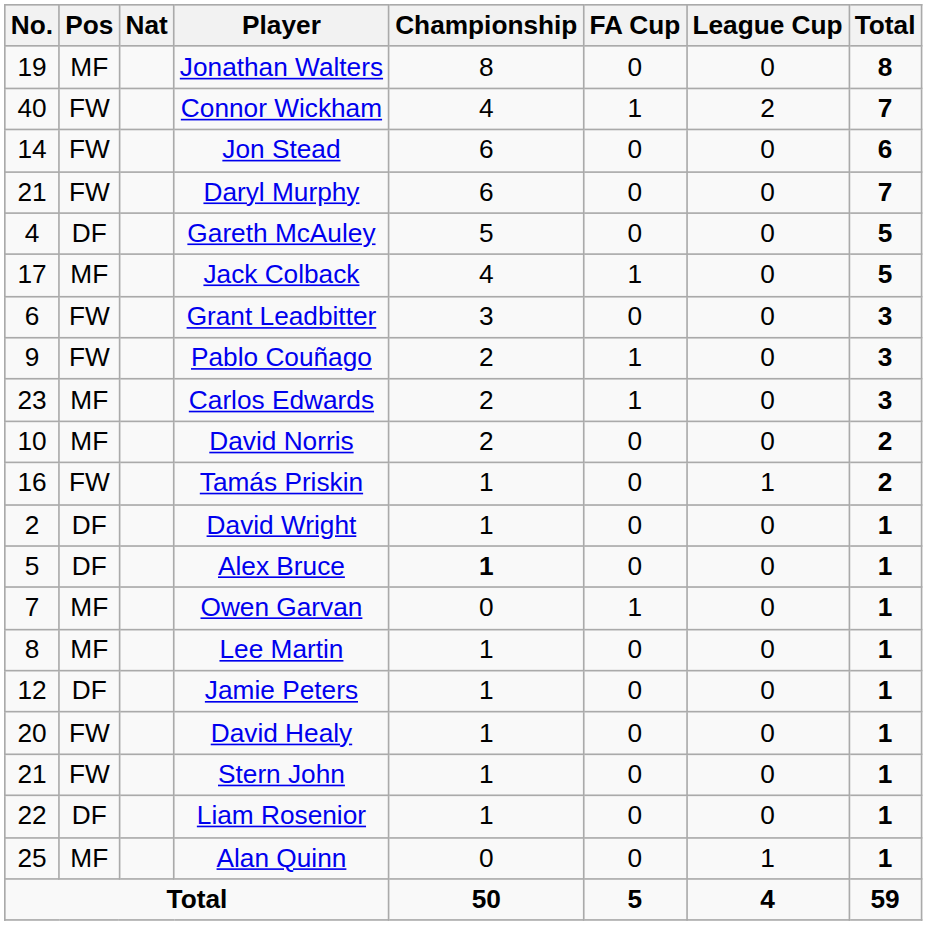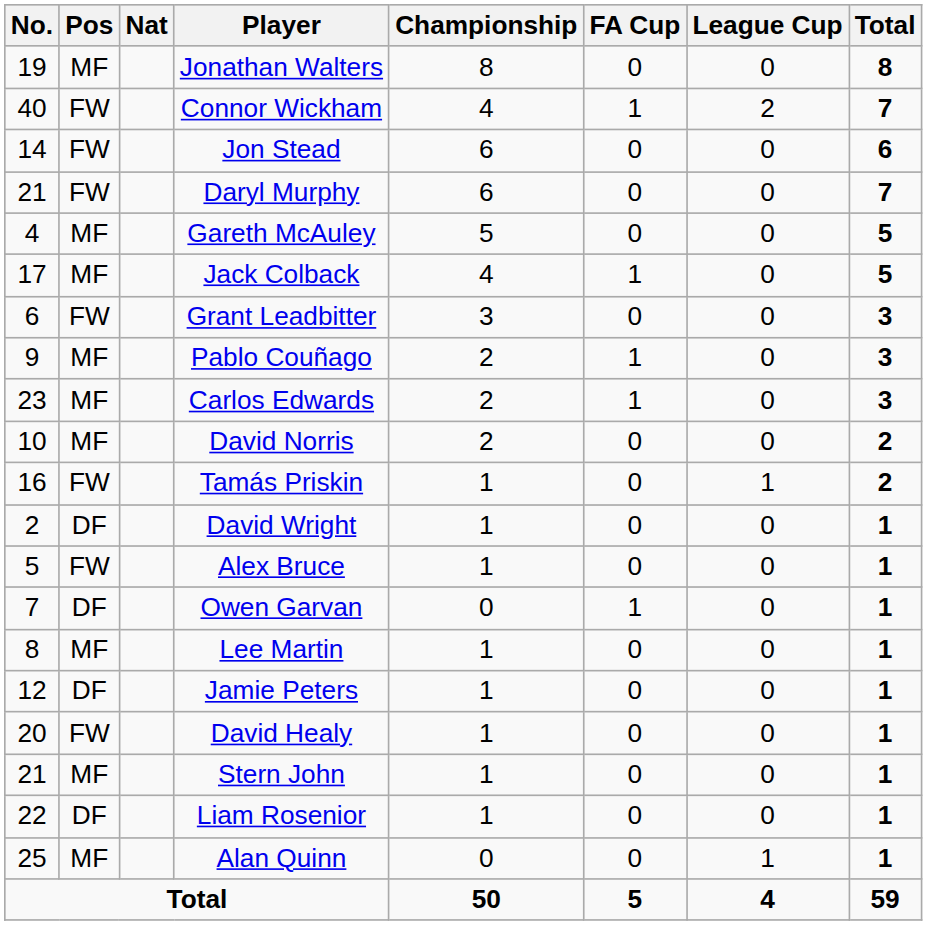(89, 233) DF -> (89, 233) MF
(89, 358) FW -> (89, 358) MF
(89, 566) DF -> (89, 566) FW
(486, 566) bold -> (486, 566) normal
(89, 607) MF -> (89, 607) DF
(89, 774) FW -> (89, 774) MF
